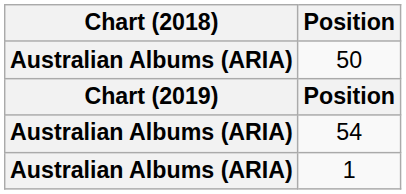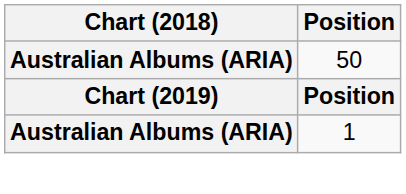- row: (349, 133)
